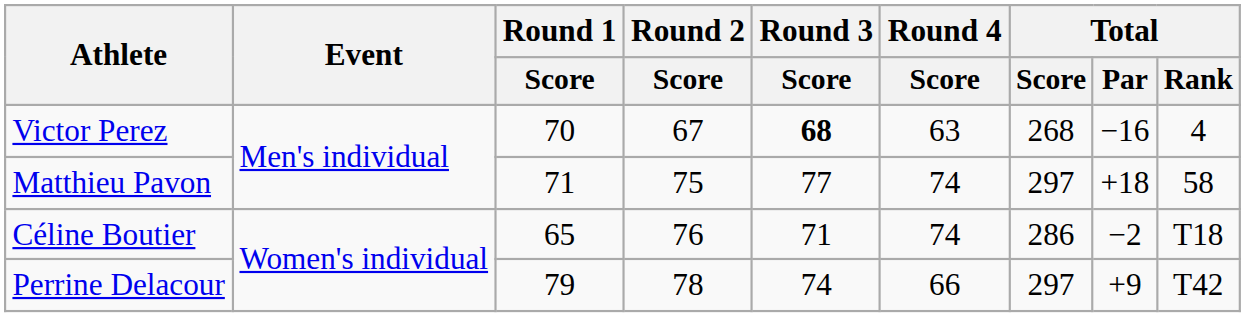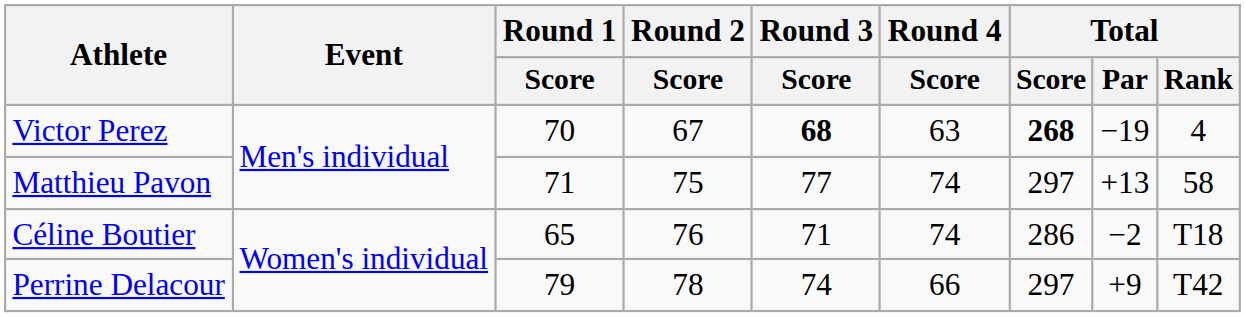(1051, 130) normal -> (1051, 130) bold
(1125, 130) −16 -> (1125, 130) −19
(1125, 182) +18 -> (1125, 182) +13
